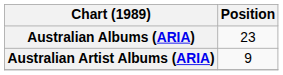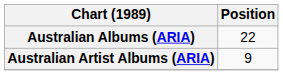(248, 37) 23 -> (248, 37) 22
